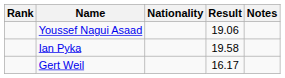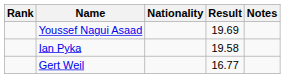(225, 31) 19.06 -> (225, 31) 19.69
(225, 65) 16.17 -> (225, 65) 16.77
